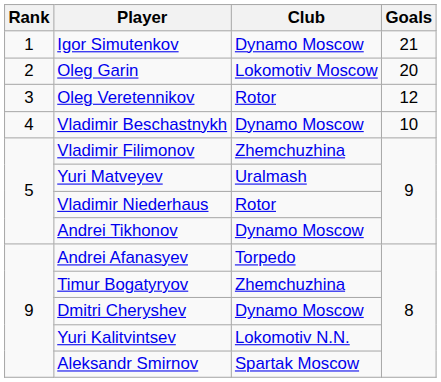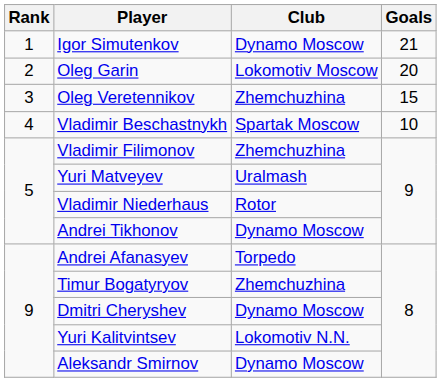(255, 97) Rotor -> (290, 97) Zhemchuzhina
(409, 97) 12 -> (409, 97) 15
(299, 124) Dynamo Moscow -> (297, 124) Spartak Moscow
(297, 364) Spartak Moscow -> (299, 364) Dynamo Moscow
